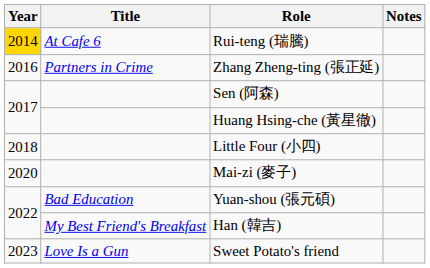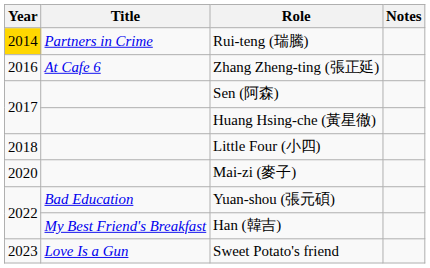(73, 41) At Cafe 6 -> (99, 41) Partners in Crime
(99, 67) Partners in Crime -> (73, 67) At Cafe 6
